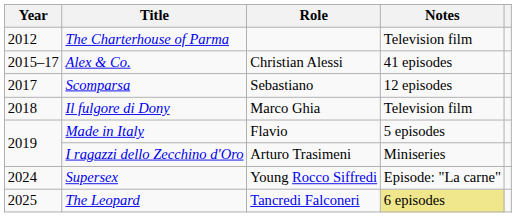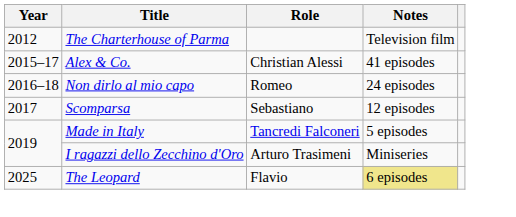+ row: (130, 85)
- row: (118, 108)
(269, 131) Flavio -> (305, 131) Tancredi Falconeri
- row: (92, 177)
(305, 200) Tancredi Falconeri -> (269, 177) Flavio
